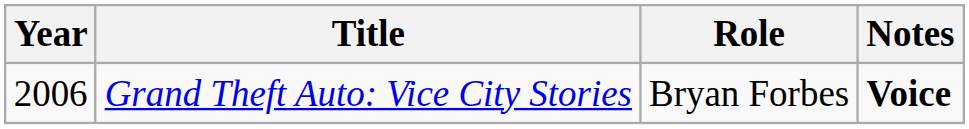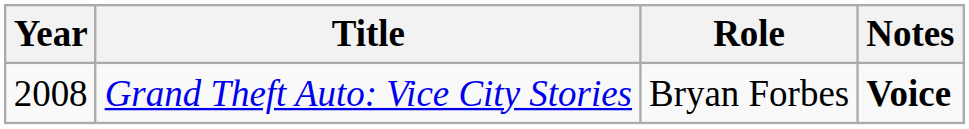(51, 92) 2006 -> (51, 92) 2008
